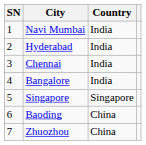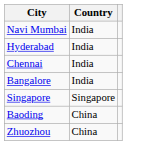- column: (14, 13)
